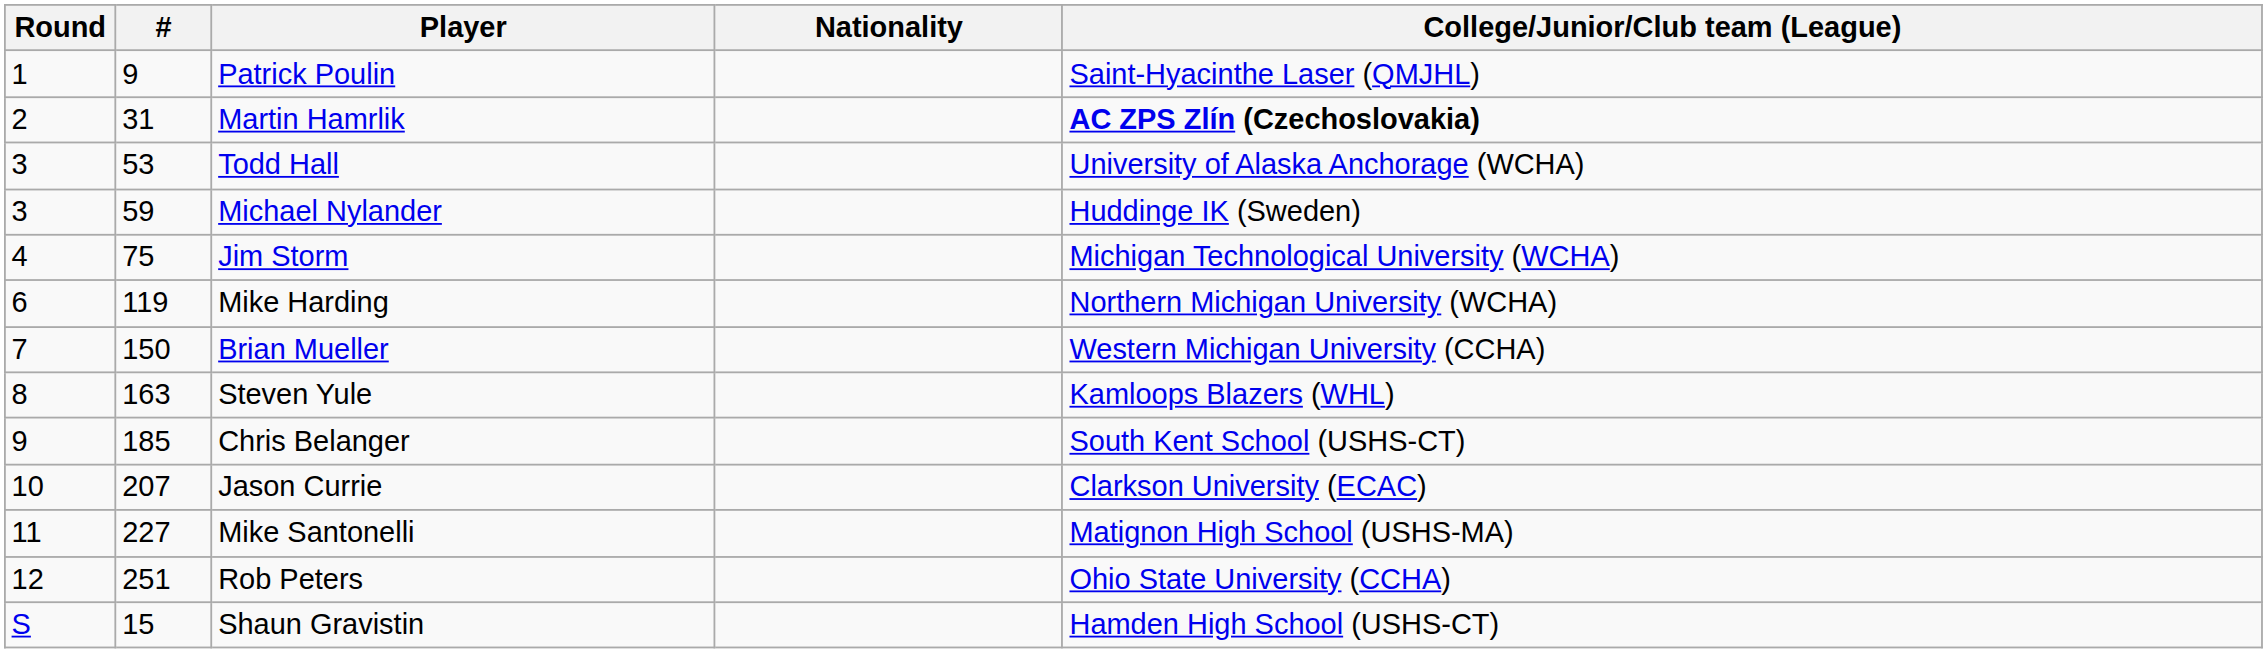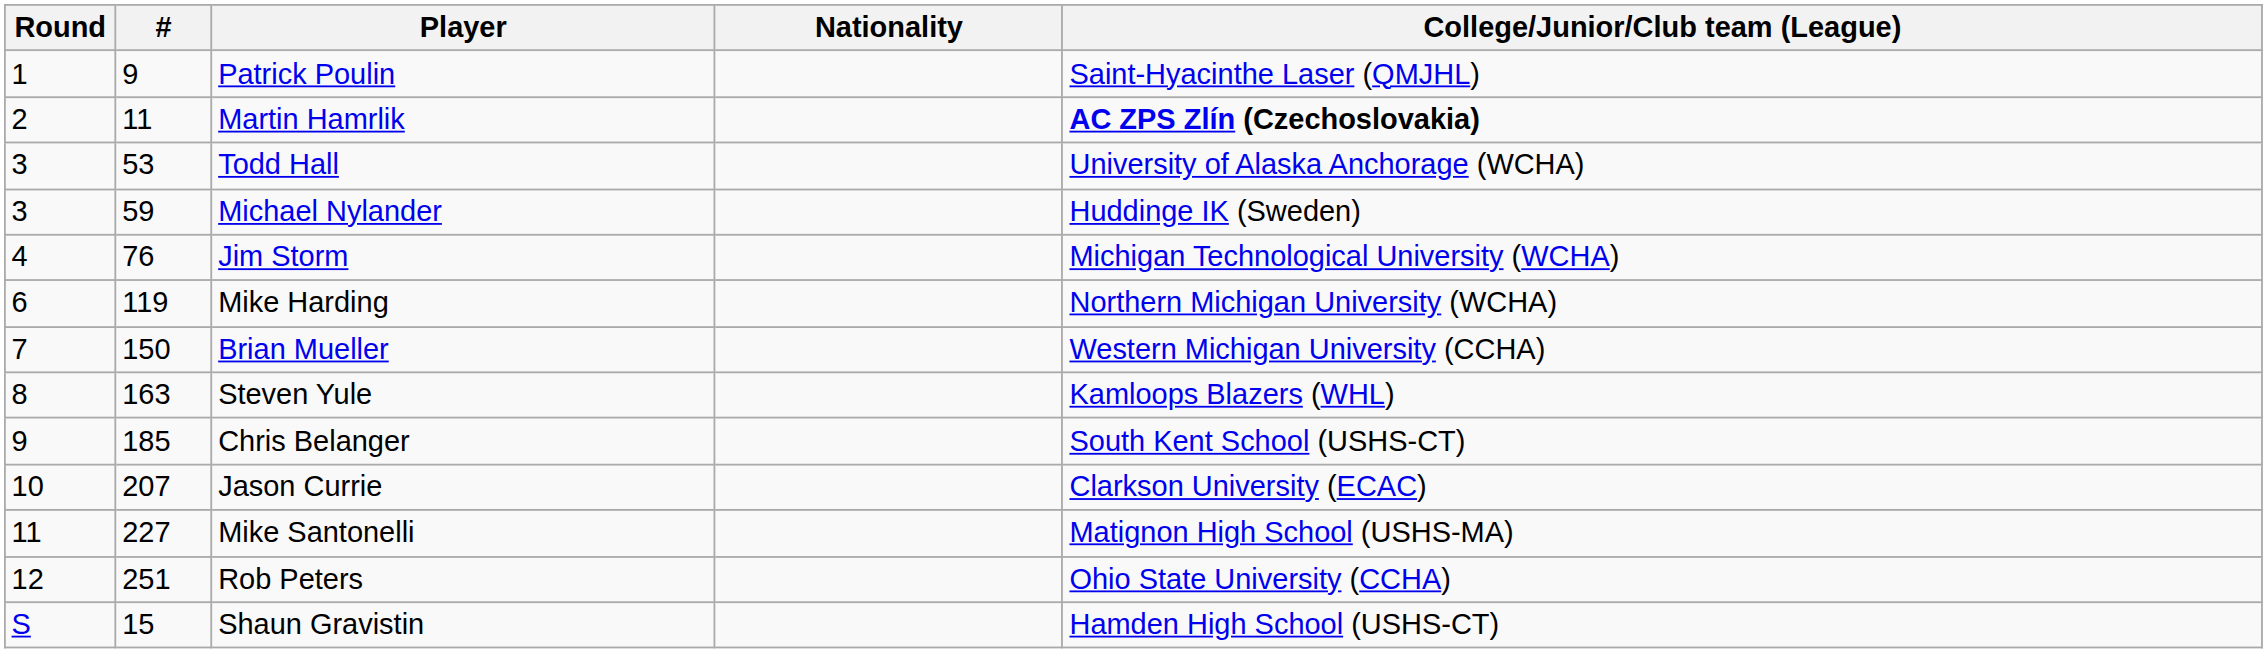(138, 119) 31 -> (137, 119) 11
(138, 257) 75 -> (138, 257) 76
